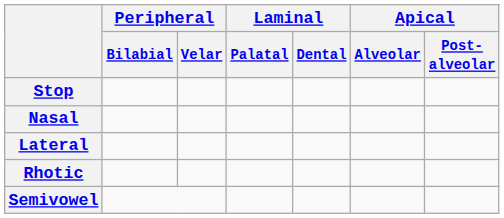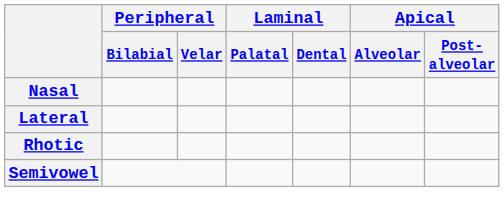- row: (54, 92)
